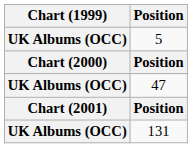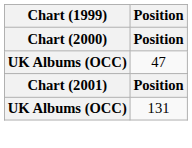- row: (159, 39)
